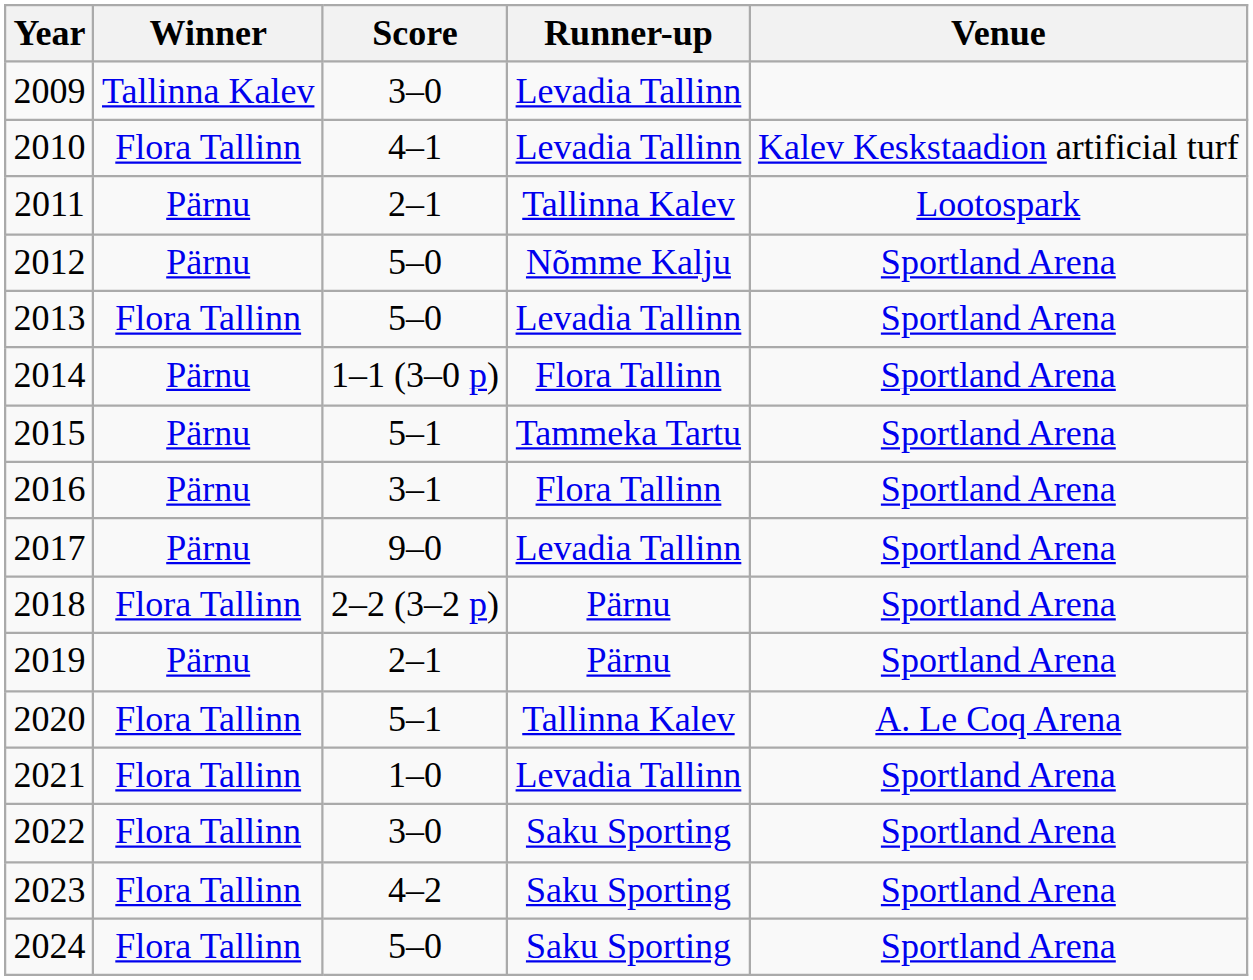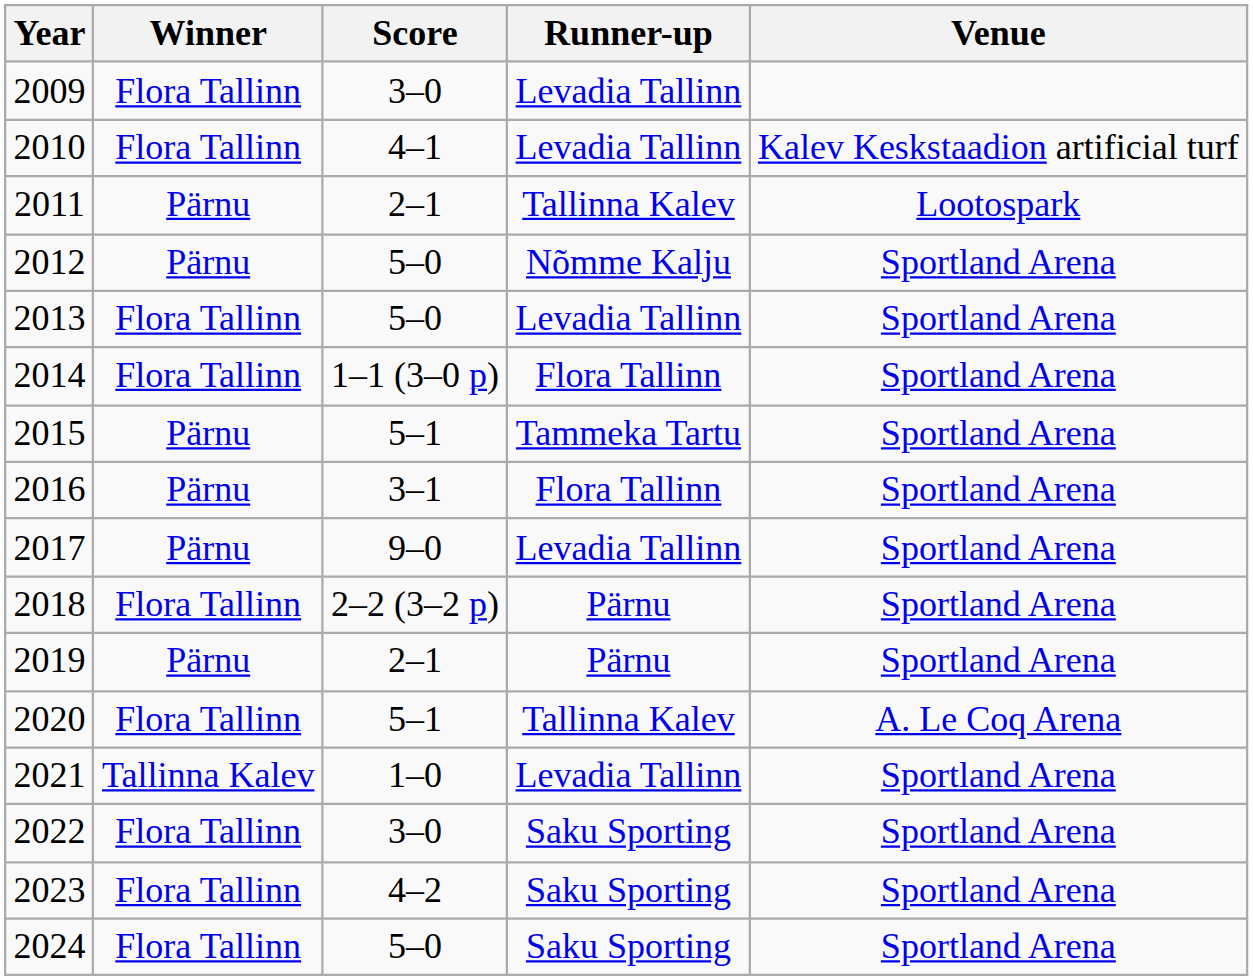(208, 90) Tallinna Kalev -> (208, 90) Flora Tallinn
(208, 375) Pärnu -> (208, 375) Flora Tallinn
(208, 775) Flora Tallinn -> (208, 775) Tallinna Kalev
